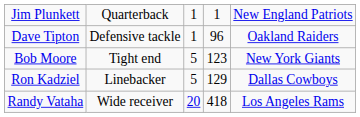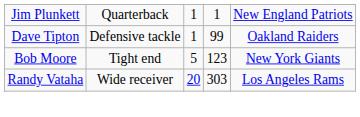(217, 36) 96 -> (217, 36) 99
- row: (45, 79)
(217, 101) 418 -> (217, 79) 303
